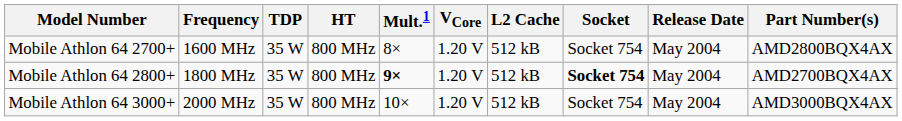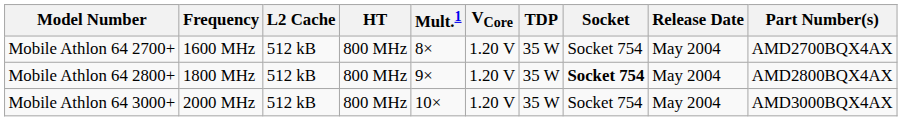columns swapped: (525, 20) <-> (285, 20)
(822, 49) AMD2800BQX4AX -> (822, 49) AMD2700BQX4AX
(392, 75) bold -> (424, 75) normal
(822, 75) AMD2700BQX4AX -> (822, 75) AMD2800BQX4AX
